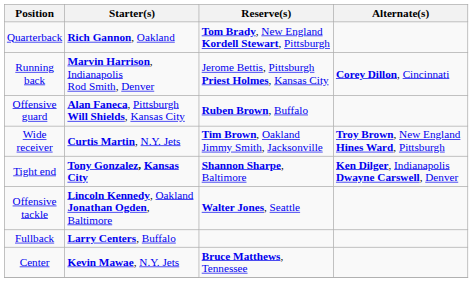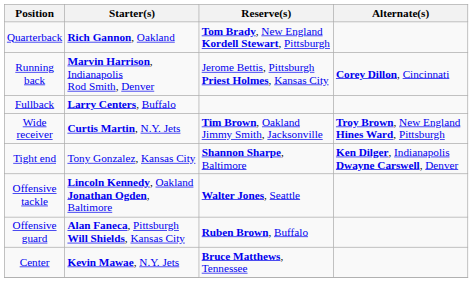rows swapped: (35, 238) <-> (35, 110)
(123, 171) bold -> (131, 158) normal
